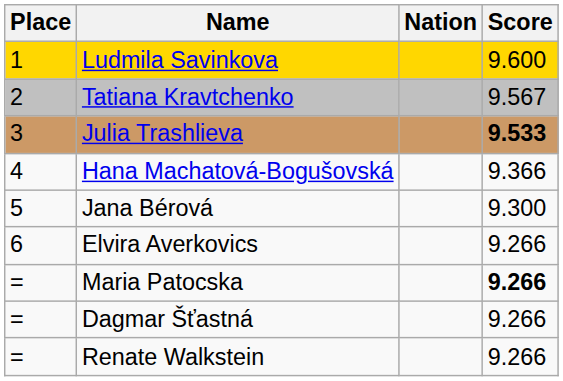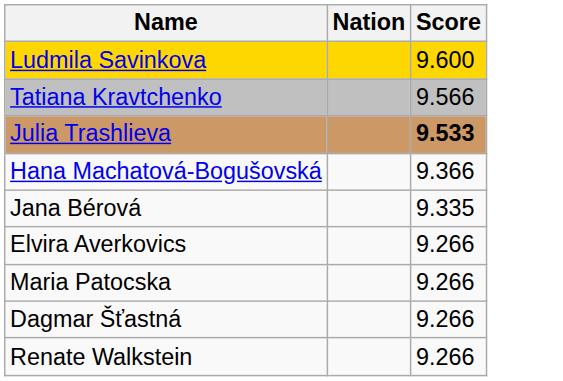- column: (41, 23)
(517, 97) 9.567 -> (445, 97) 9.566
(517, 208) 9.300 -> (445, 208) 9.335
(517, 282) bold -> (445, 282) normal
